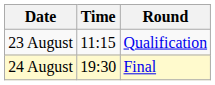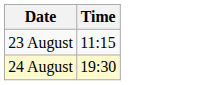- column: (165, 17)
